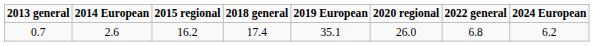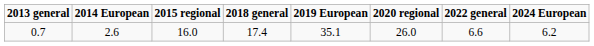(187, 31) 16.2 -> (187, 31) 16.0
(476, 31) 6.8 -> (476, 31) 6.6
